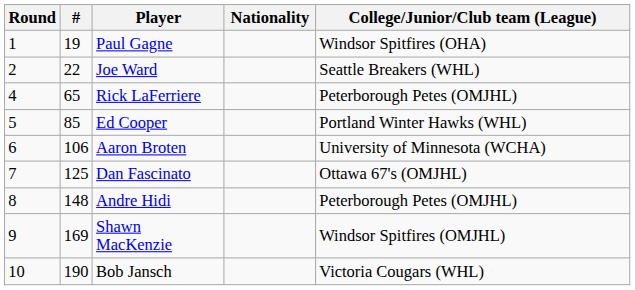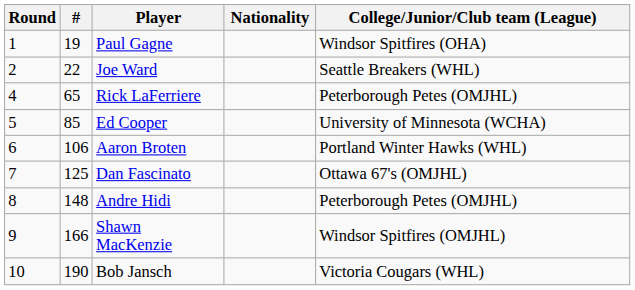(423, 122) Portland Winter Hawks (WHL) -> (433, 122) University of Minnesota (WCHA)
(433, 148) University of Minnesota (WCHA) -> (423, 148) Portland Winter Hawks (WHL)
(76, 235) 169 -> (76, 235) 166
